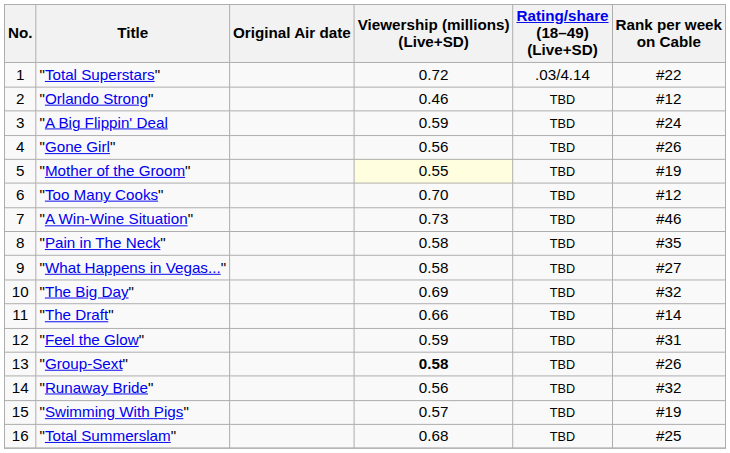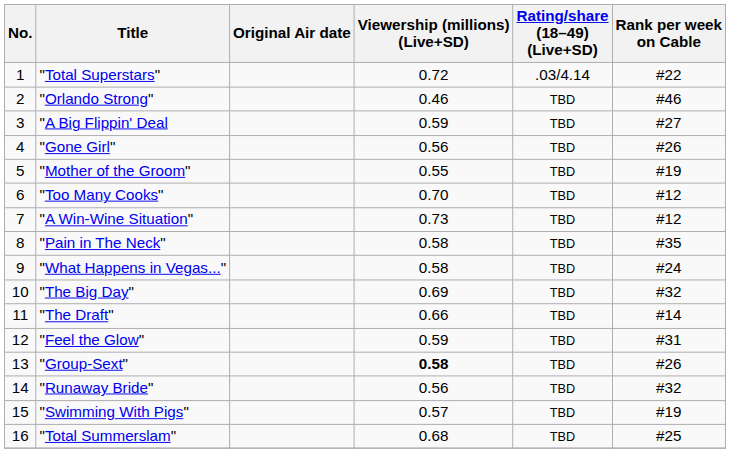(669, 98) #12 -> (669, 98) #46
(669, 123) #24 -> (669, 123) #27
(434, 171) lightyellow background -> (434, 171) no background
(669, 219) #46 -> (669, 219) #12
(669, 267) #27 -> (669, 267) #24
